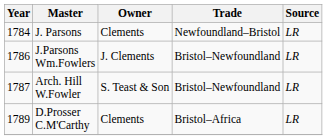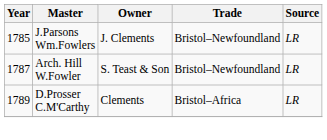- row: (58, 31)
(19, 56) 1786 -> (19, 38) 1785
